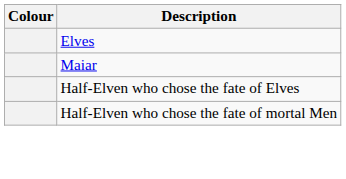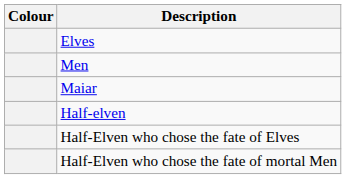+ row: (75, 64)
+ row: (93, 112)
